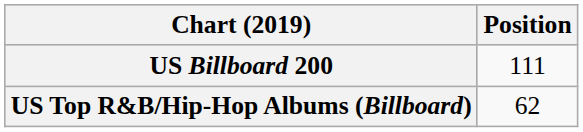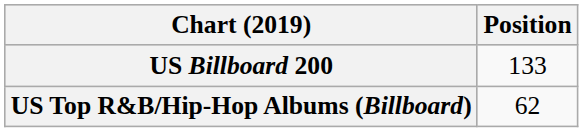(528, 65) 111 -> (528, 65) 133
